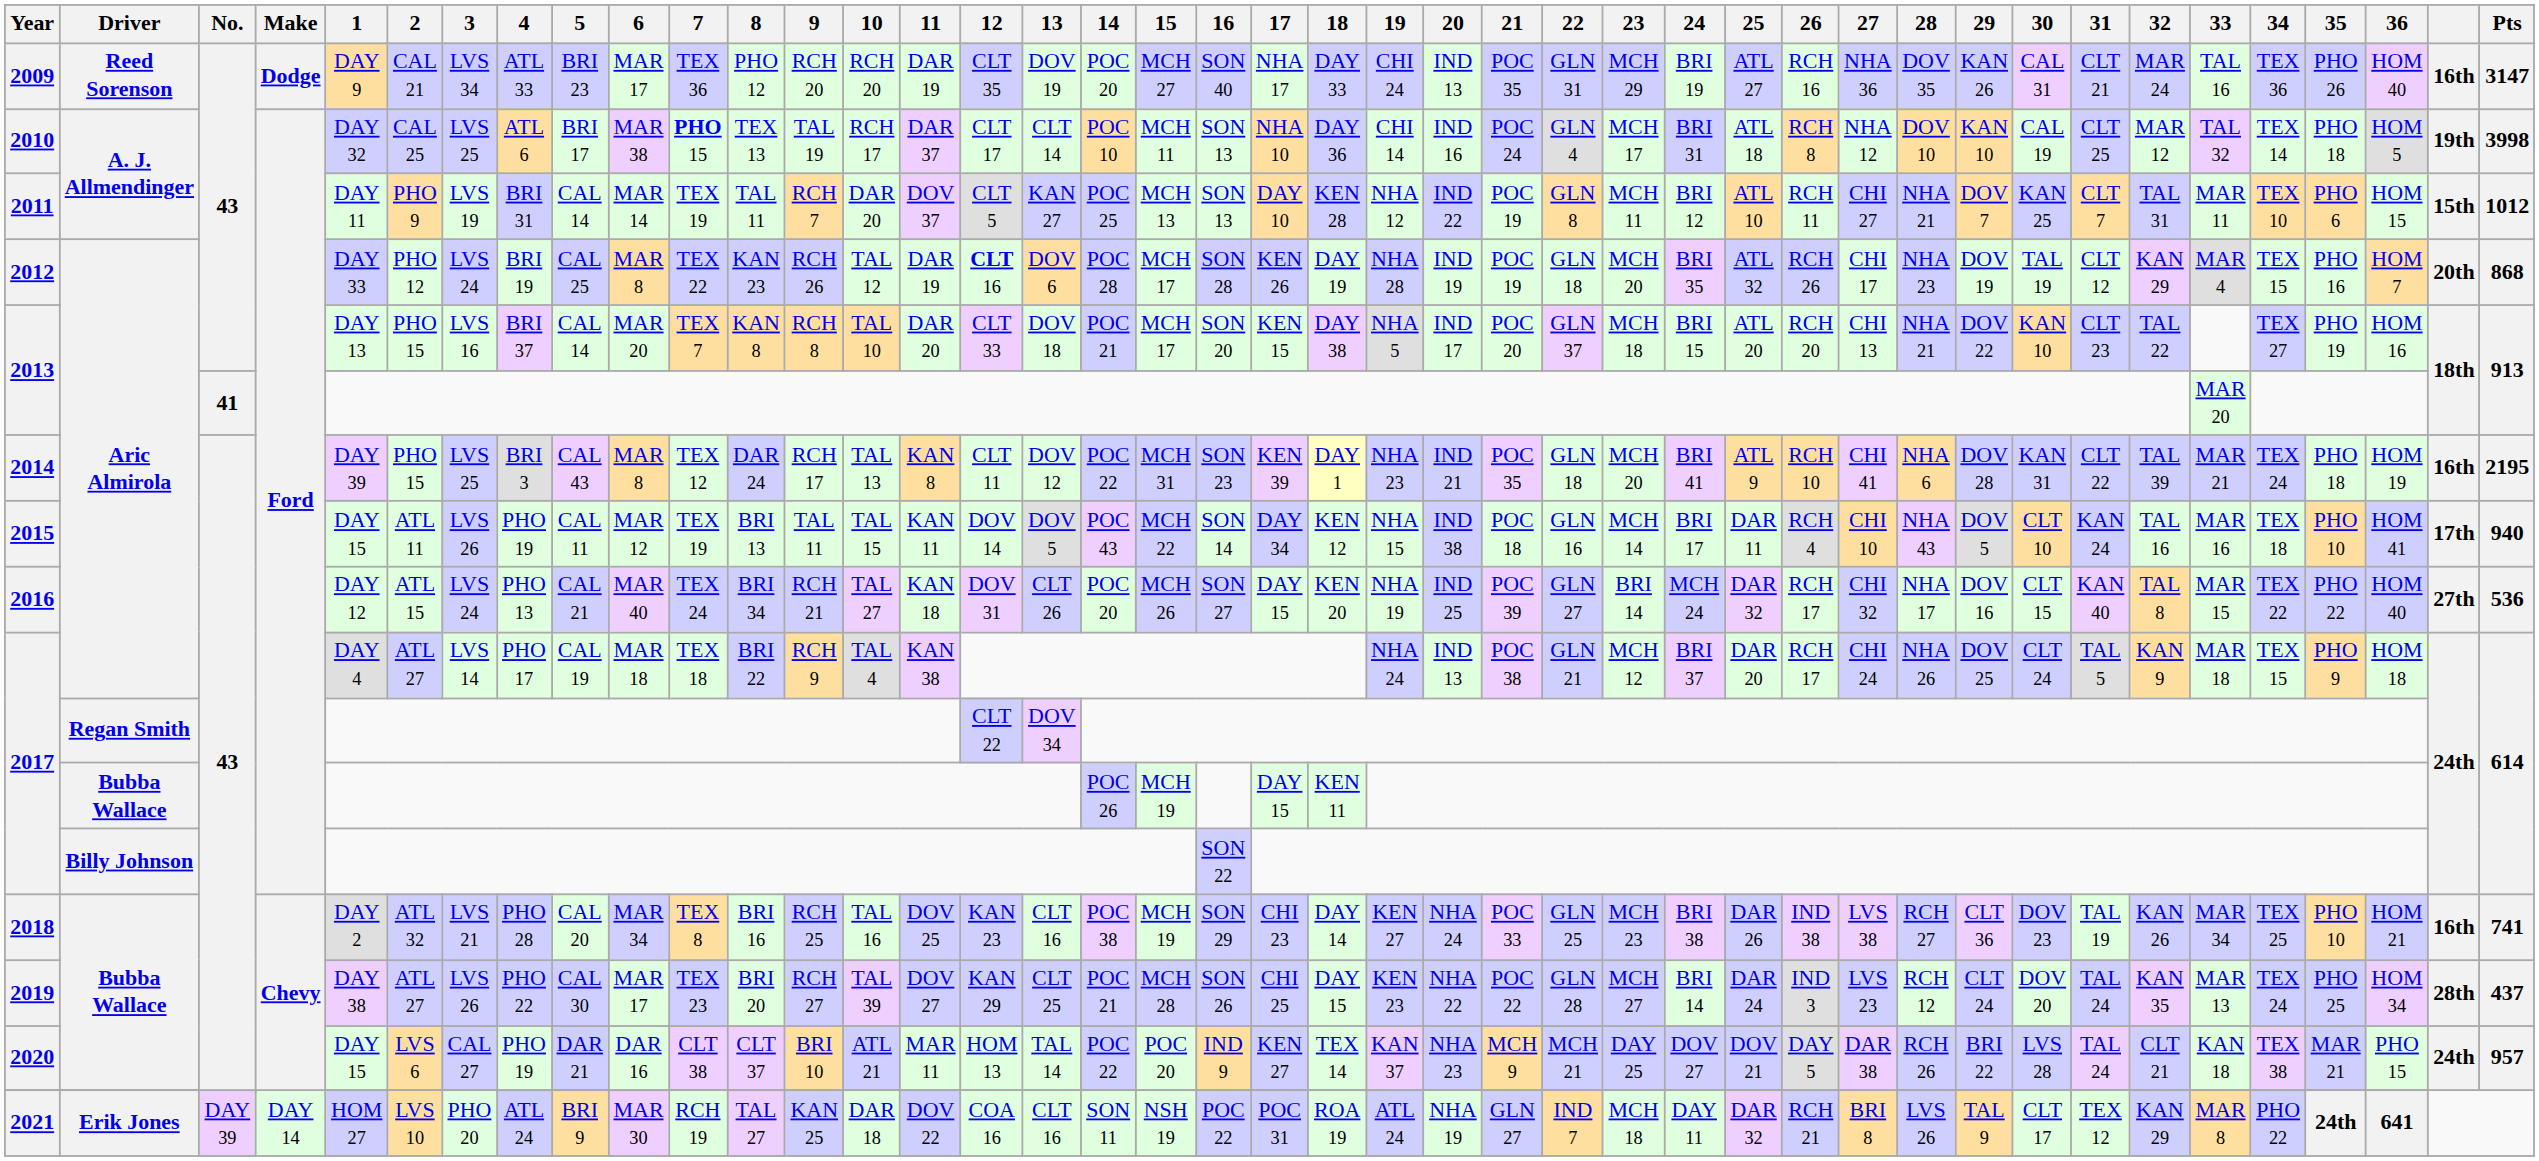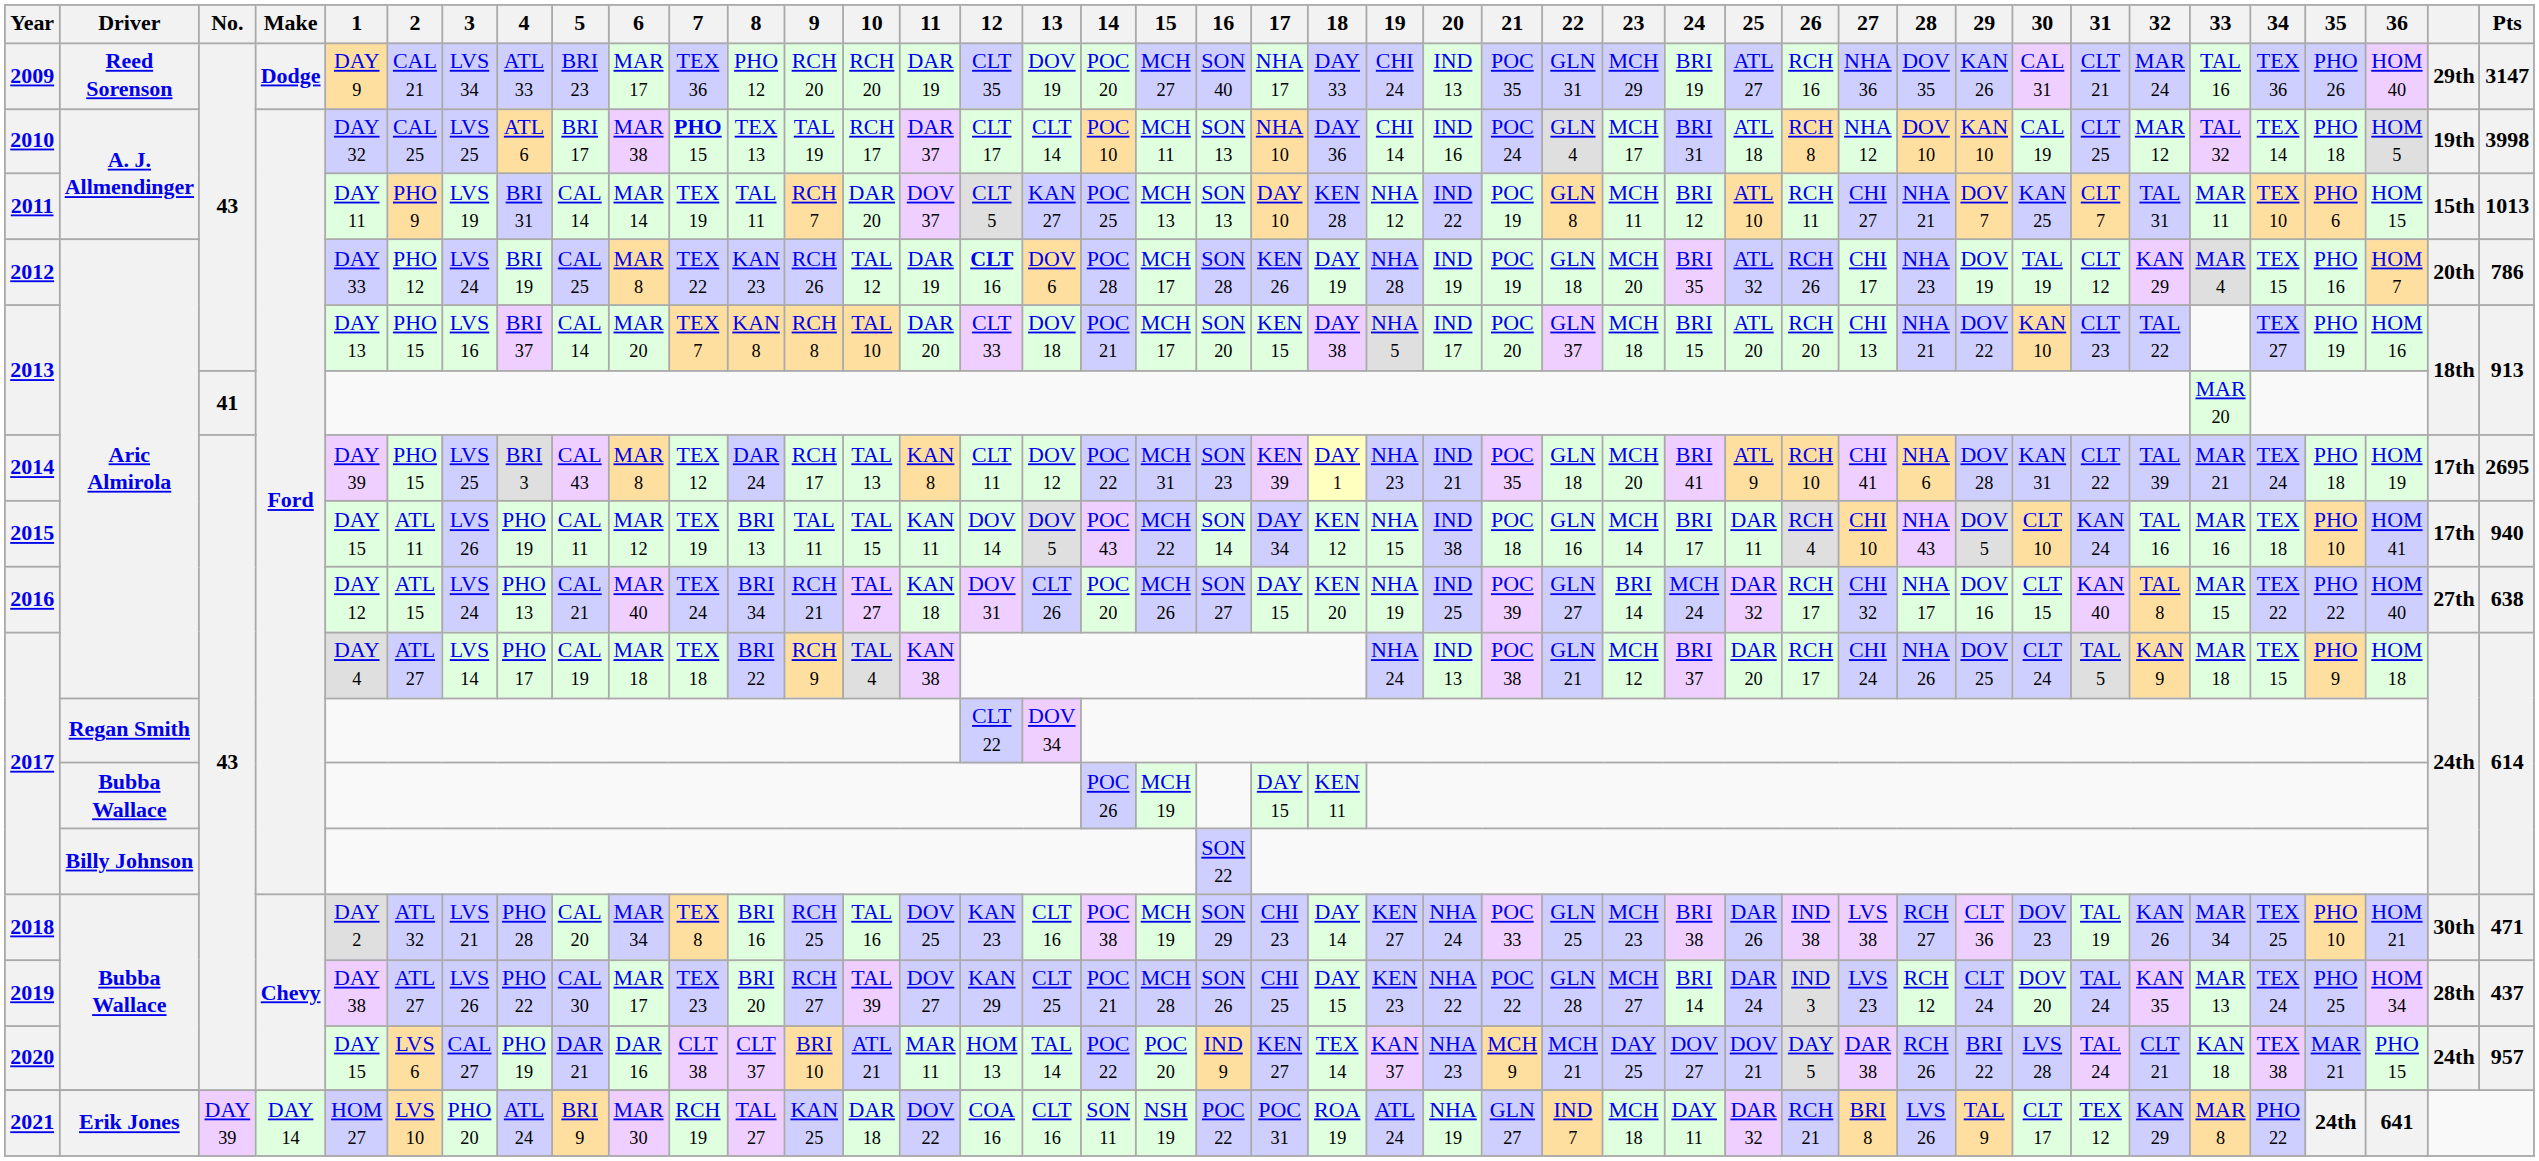(2454, 75) 16th -> (2454, 75) 29th
(2507, 206) 1012 -> (2507, 206) 1013
(2507, 271) 868 -> (2507, 271) 786
(2454, 468) 16th -> (2454, 468) 17th
(2507, 468) 2195 -> (2507, 468) 2695
(2507, 599) 536 -> (2507, 599) 638
(2454, 926) 16th -> (2454, 926) 30th
(2507, 926) 741 -> (2507, 926) 471
